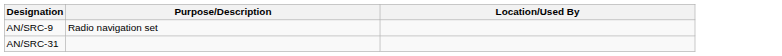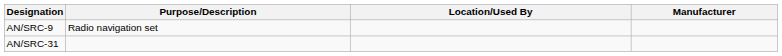+ column: (704, 12)
